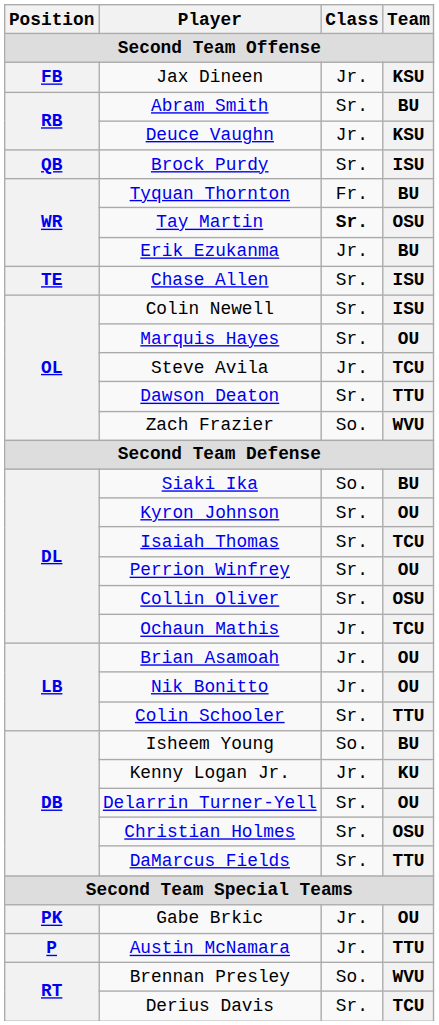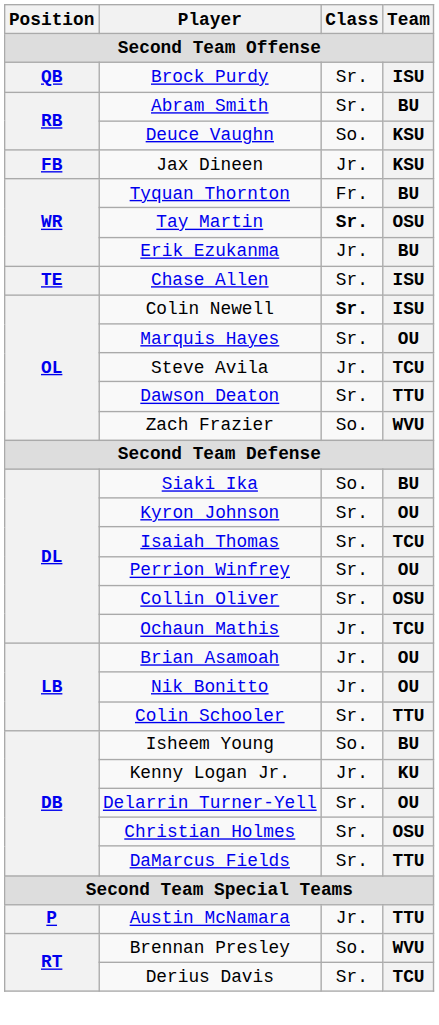rows swapped: (210, 164) <-> (210, 77)
(352, 135) Jr. -> (352, 135) So.
(352, 309) normal -> (352, 309) bold
- row: (210, 919)
